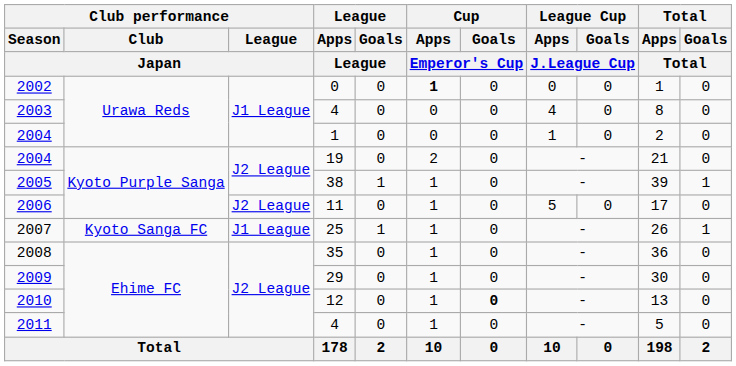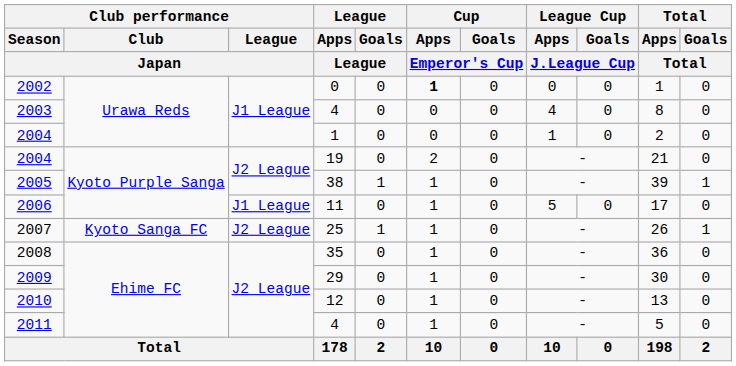(271, 206) J2 League -> (271, 206) J1 League
(271, 230) J1 League -> (271, 230) J2 League
(494, 301) bold -> (494, 301) normal
